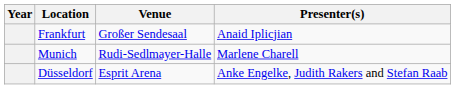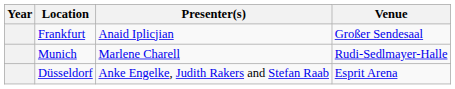columns swapped: (155, 14) <-> (332, 14)
